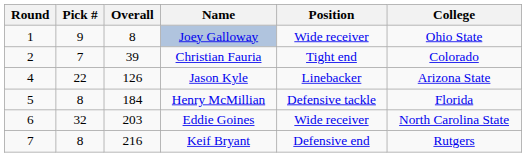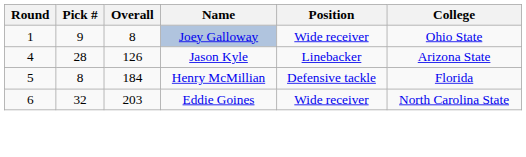- row: (219, 57)
(80, 78) 22 -> (80, 57) 28
- row: (219, 141)
